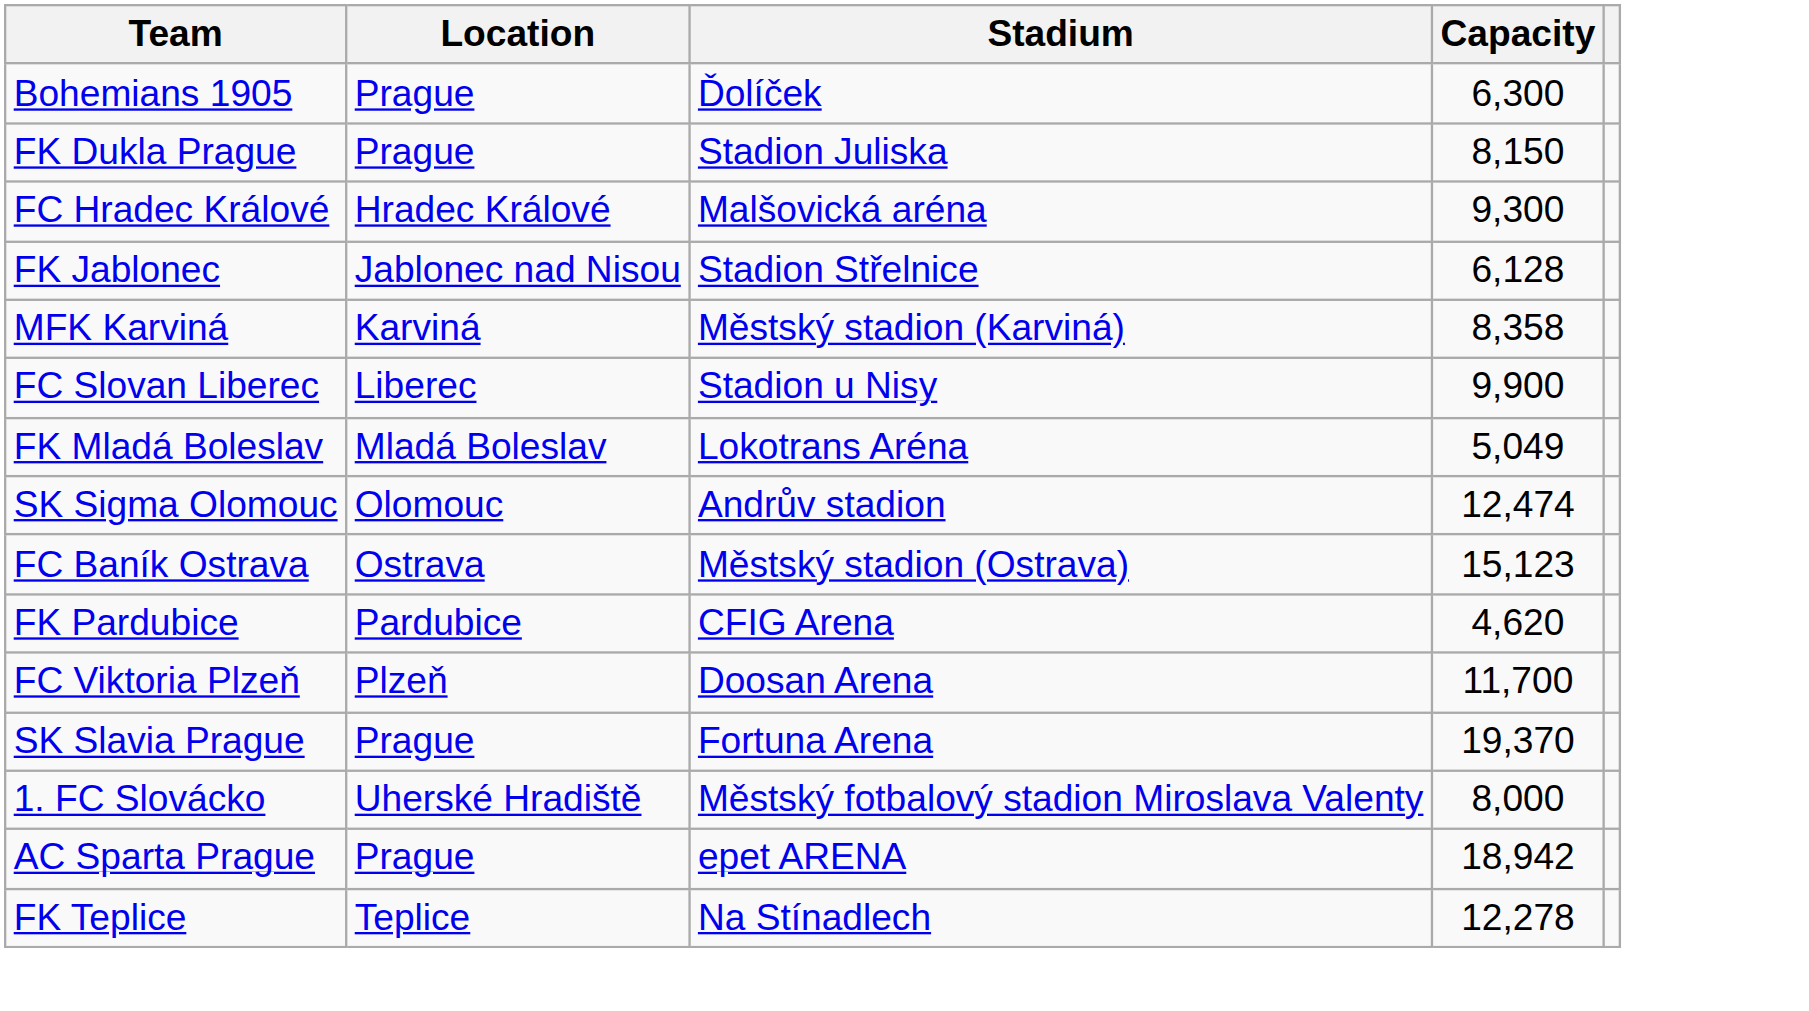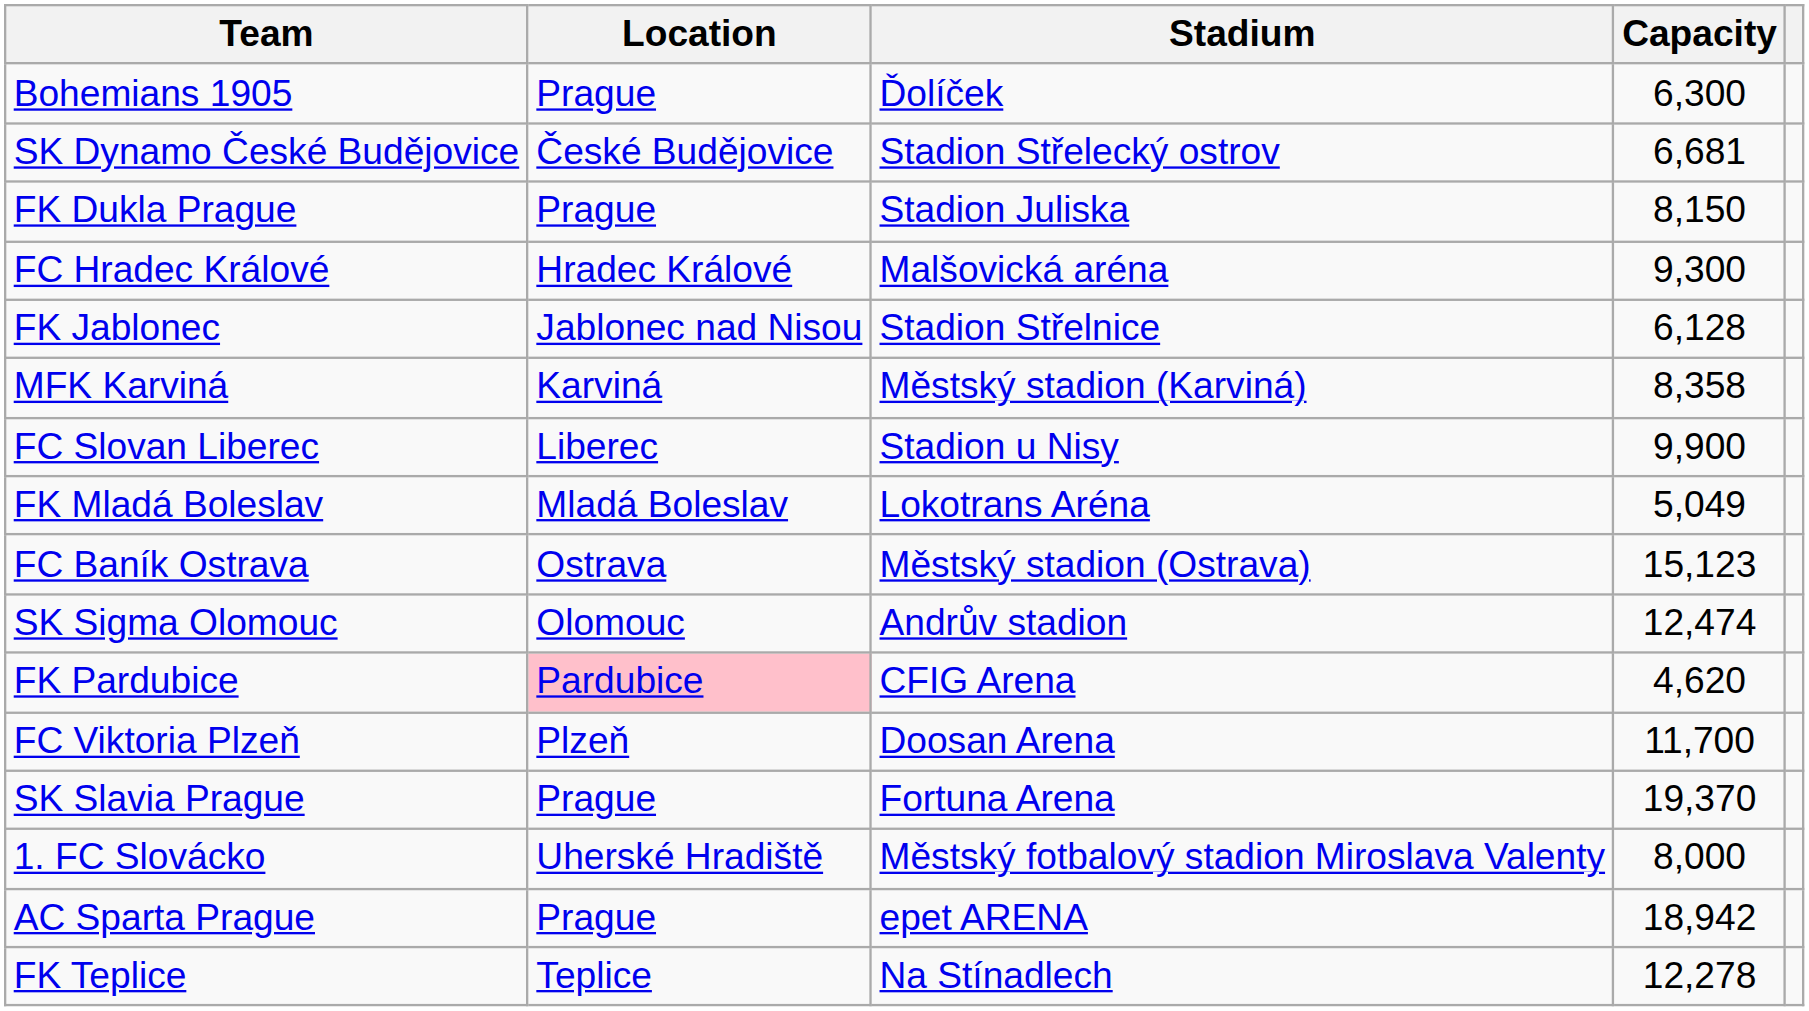+ row: (266, 151)
rows swapped: (176, 504) <-> (161, 563)
(438, 622) no background -> (620, 681) pink background
